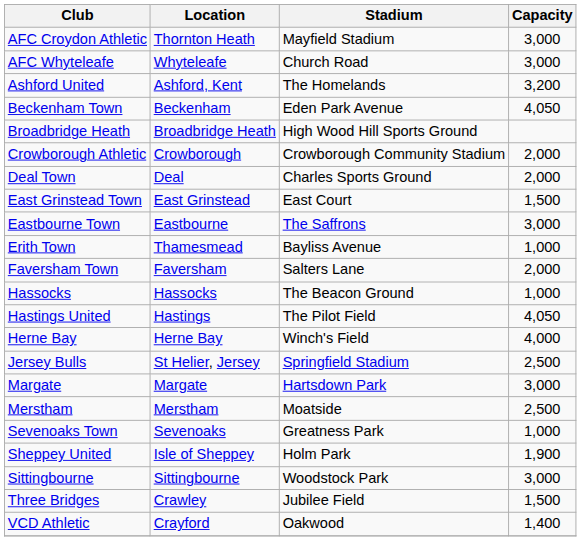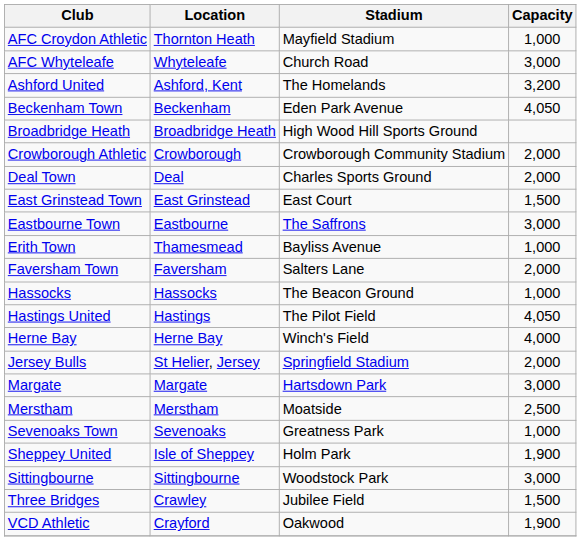(542, 39) 3,000 -> (542, 39) 1,000
(542, 362) 2,500 -> (542, 362) 2,000
(542, 524) 1,400 -> (542, 524) 1,900
